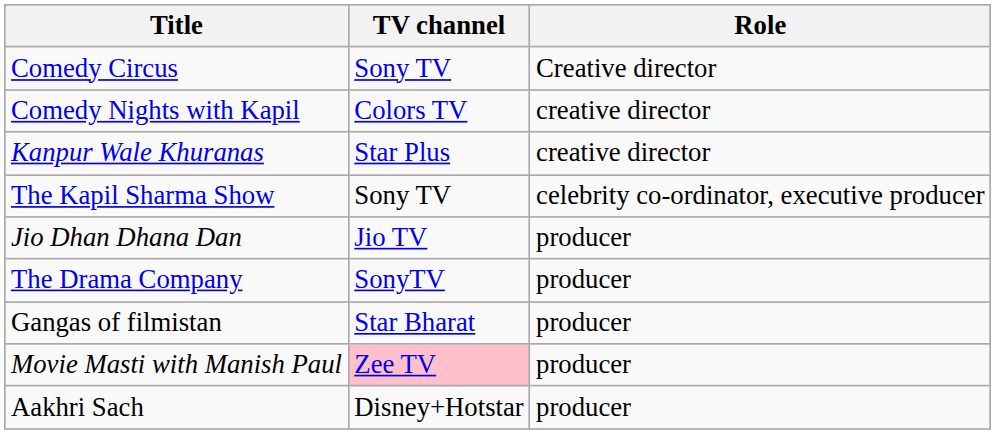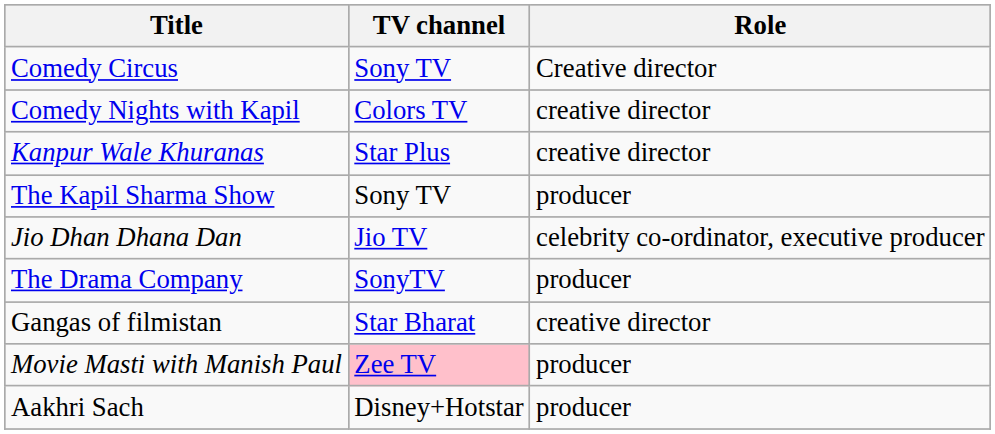(760, 195) celebrity co-ordinator, executive producer -> (584, 195) producer
(584, 237) producer -> (760, 237) celebrity co-ordinator, executive producer
(584, 322) producer -> (623, 322) creative director
